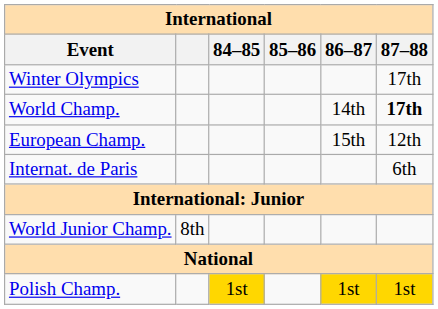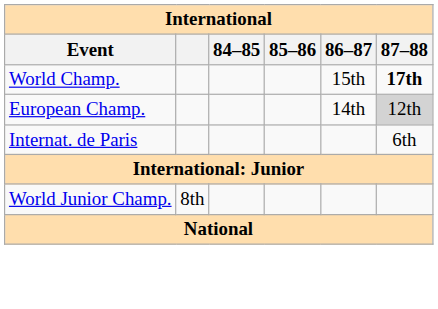- row: (74, 79)
(348, 109) 14th -> (348, 79) 15th
(348, 139) 15th -> (348, 109) 14th
(404, 139) no background -> (404, 109) lightgrey background
- row: (65, 288)
